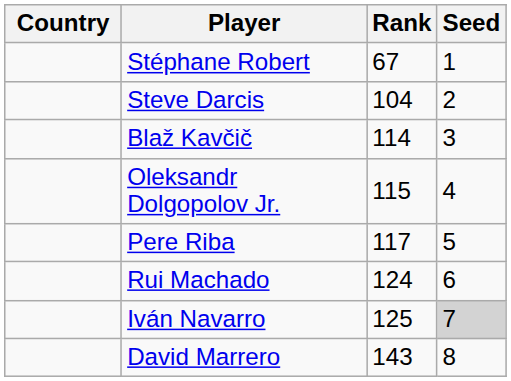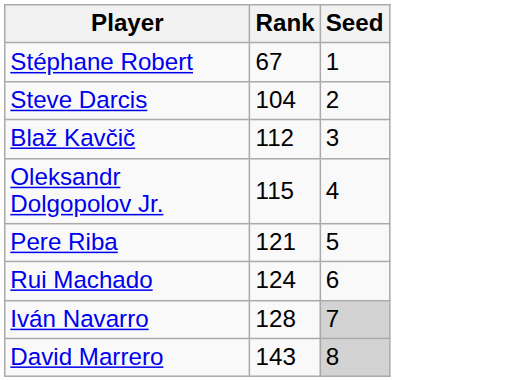- column: (63, 23)
(392, 138) 114 -> (275, 138) 112
(392, 242) 117 -> (276, 242) 121
(393, 319) 125 -> (276, 319) 128
(449, 357) no background -> (332, 357) lightgrey background
